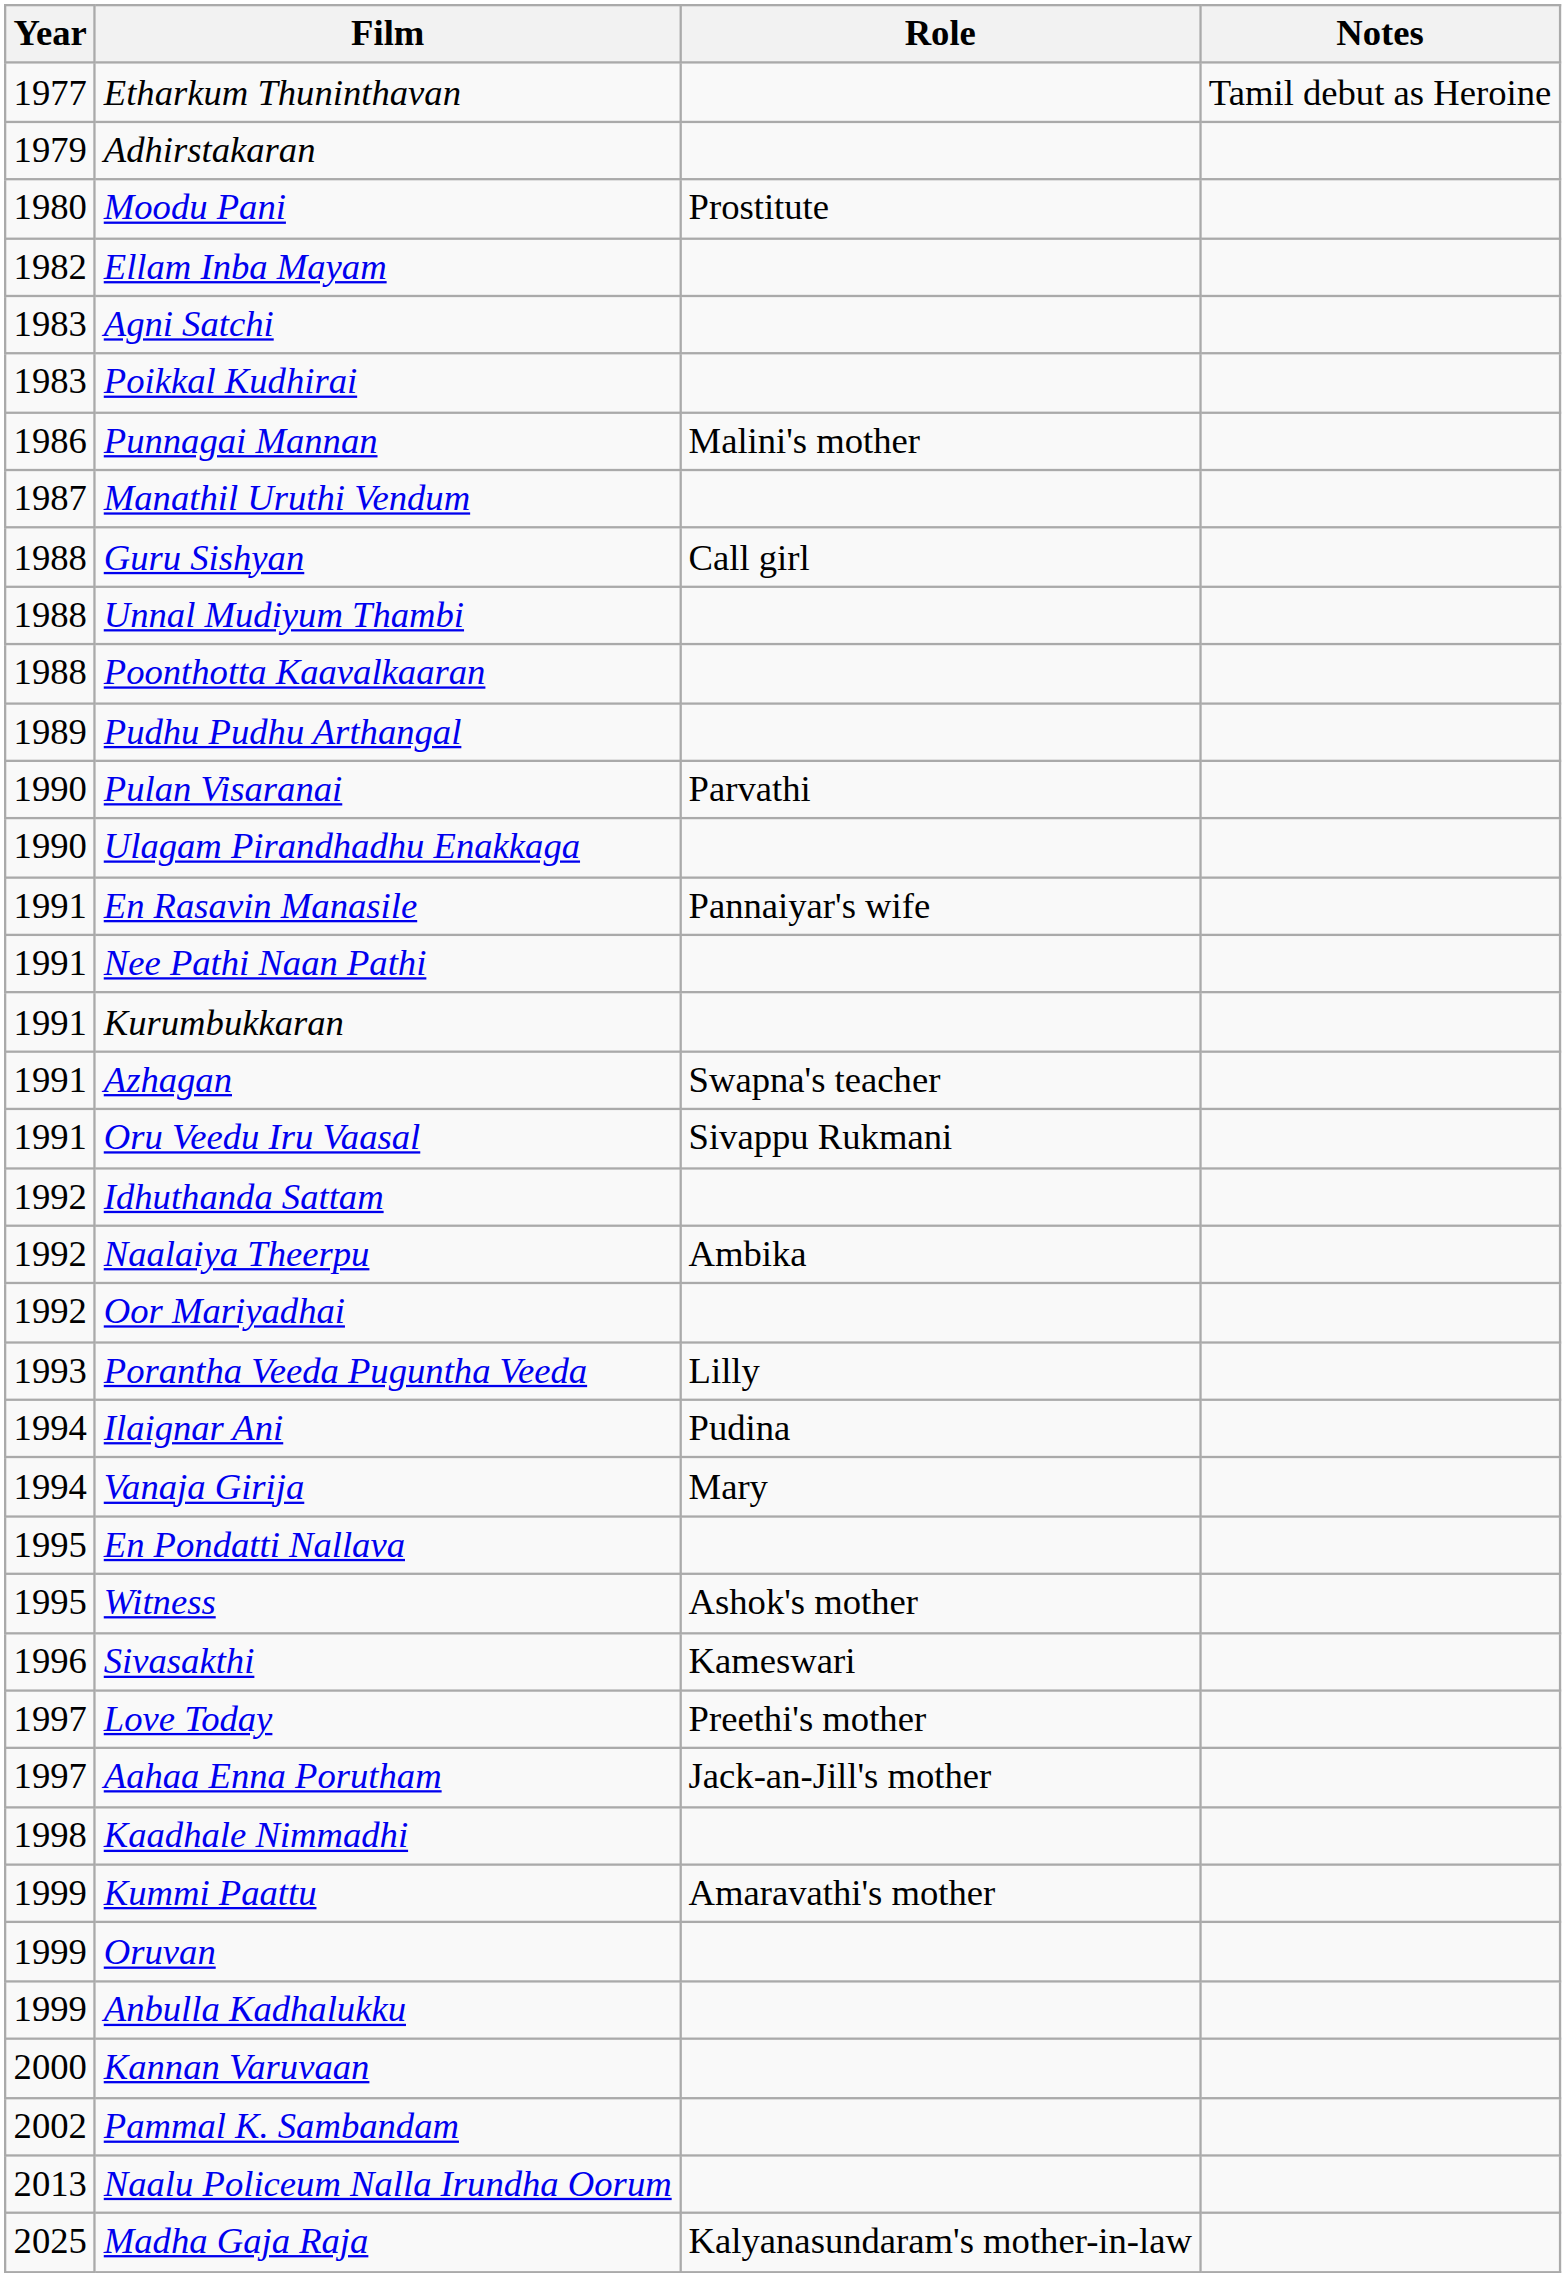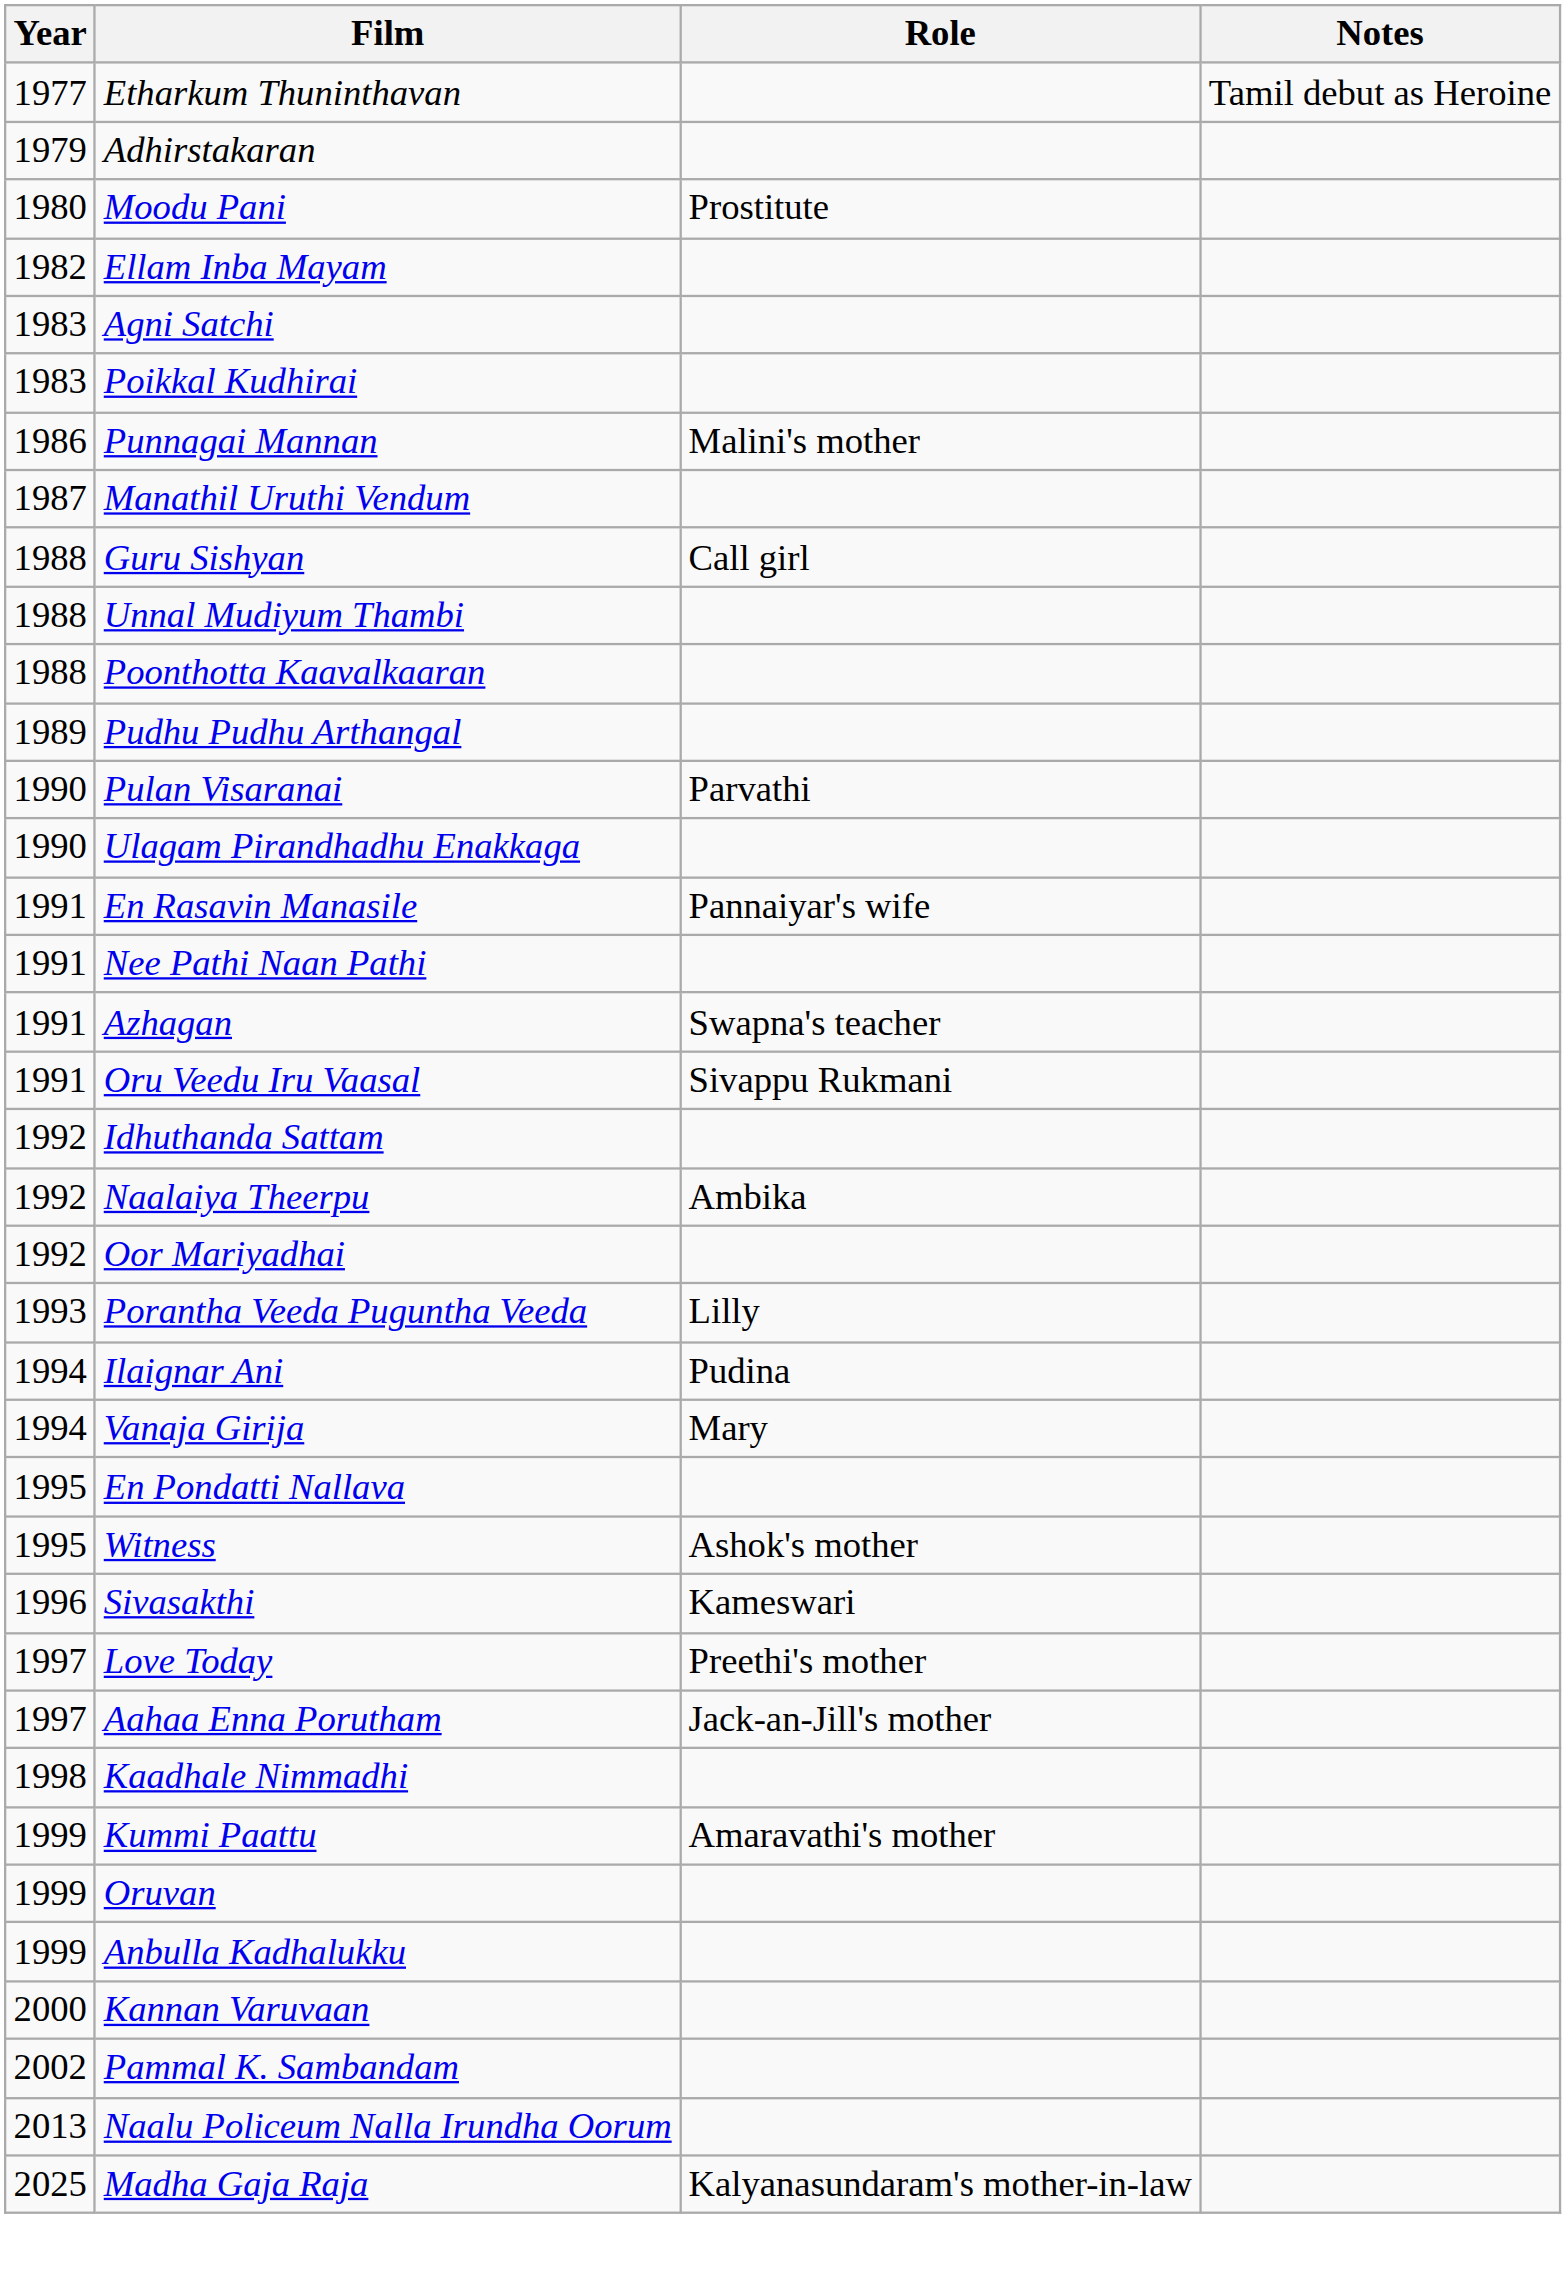- row: (224, 1021)
